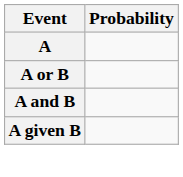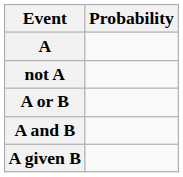+ row: (45, 74)
